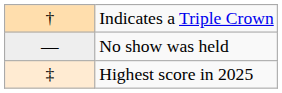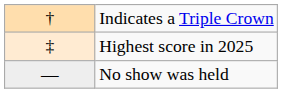rows swapped: (176, 74) <-> (164, 46)
